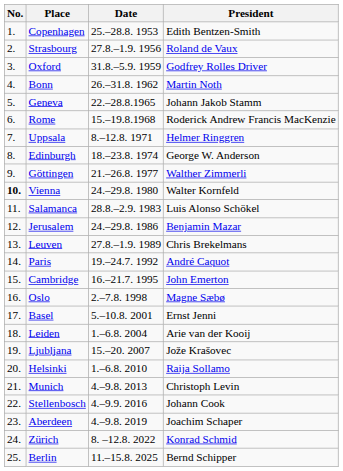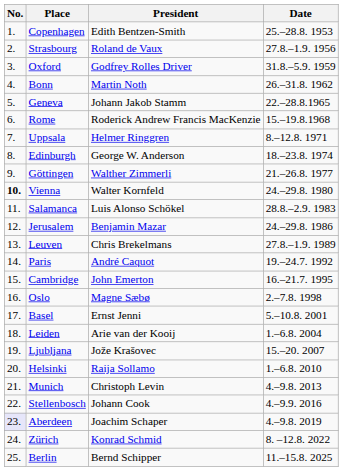columns swapped: (126, 13) <-> (251, 13)
(14, 421) no background -> (14, 421) lavender background
